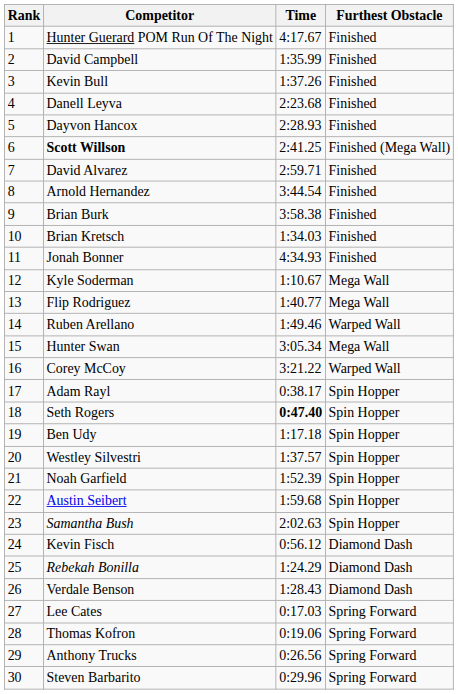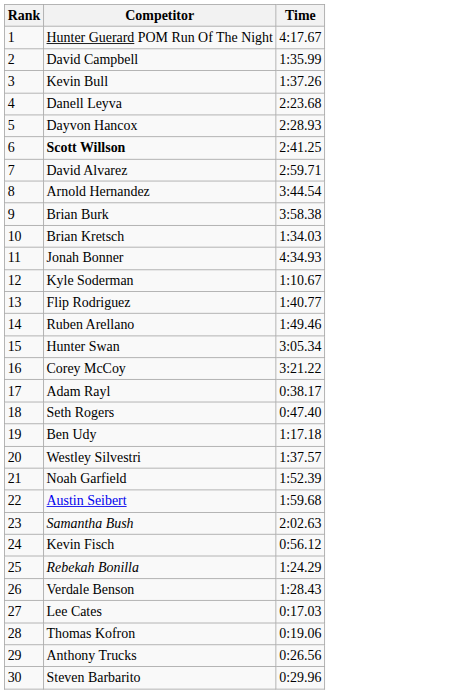- column: (389, 15)
(301, 412) bold -> (300, 412) normal
